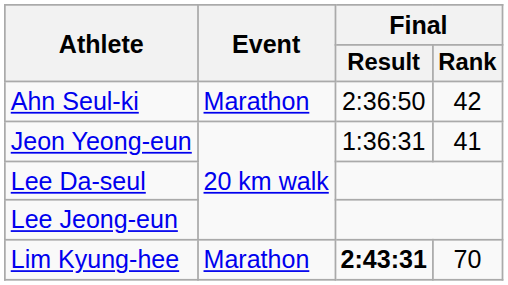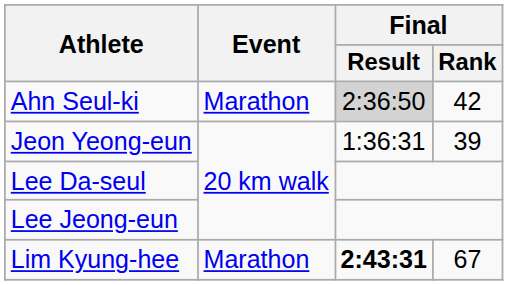(384, 102) no background -> (384, 102) lightgrey background
(467, 142) 41 -> (467, 142) 39
(467, 260) 70 -> (467, 260) 67
